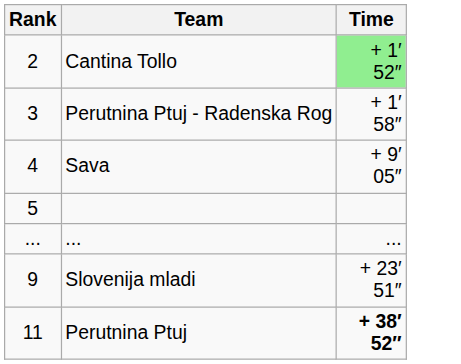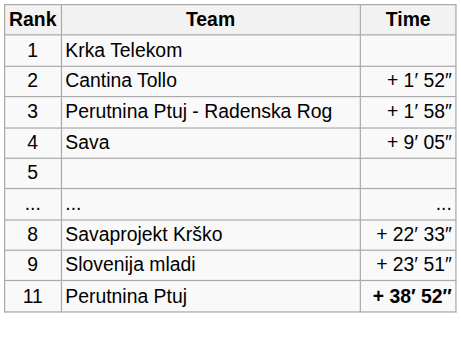+ row: (124, 50)
(386, 61) lightgreen background -> (419, 81) no background
+ row: (144, 234)
